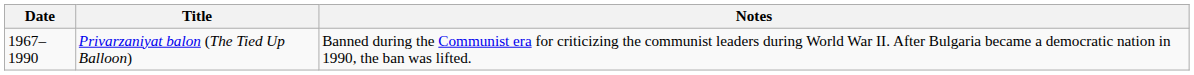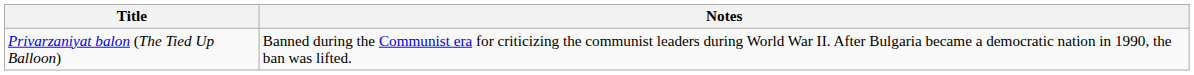- column: (40, 16)
